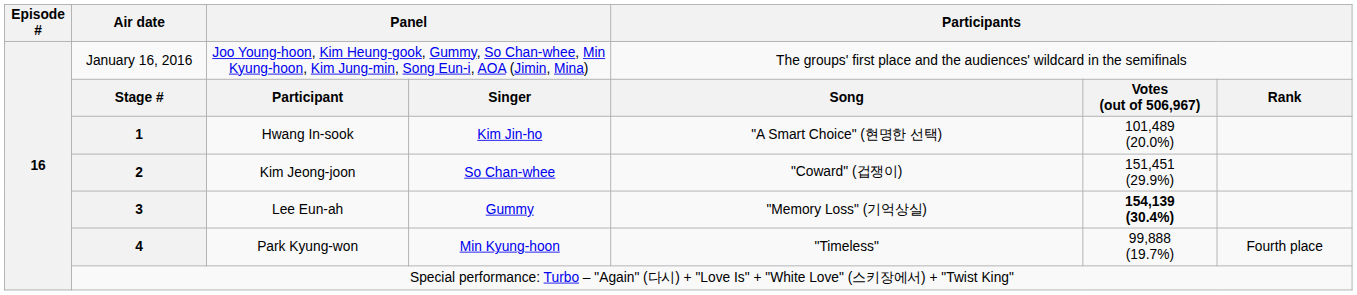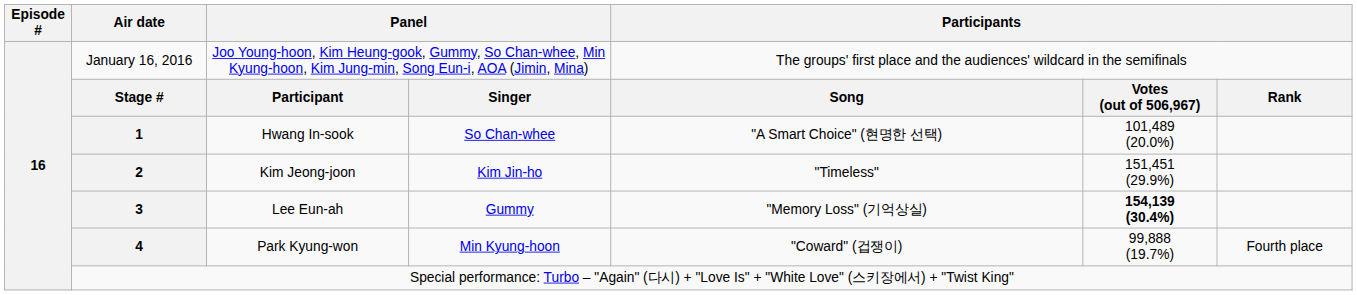(510, 135) Kim Jin-ho -> (510, 135) So Chan-whee
(510, 172) So Chan-whee -> (510, 172) Kim Jin-ho
(847, 171) "Coward" (겁쟁이) -> (847, 172) "Timeless"
(847, 246) "Timeless" -> (847, 246) "Coward" (겁쟁이)
